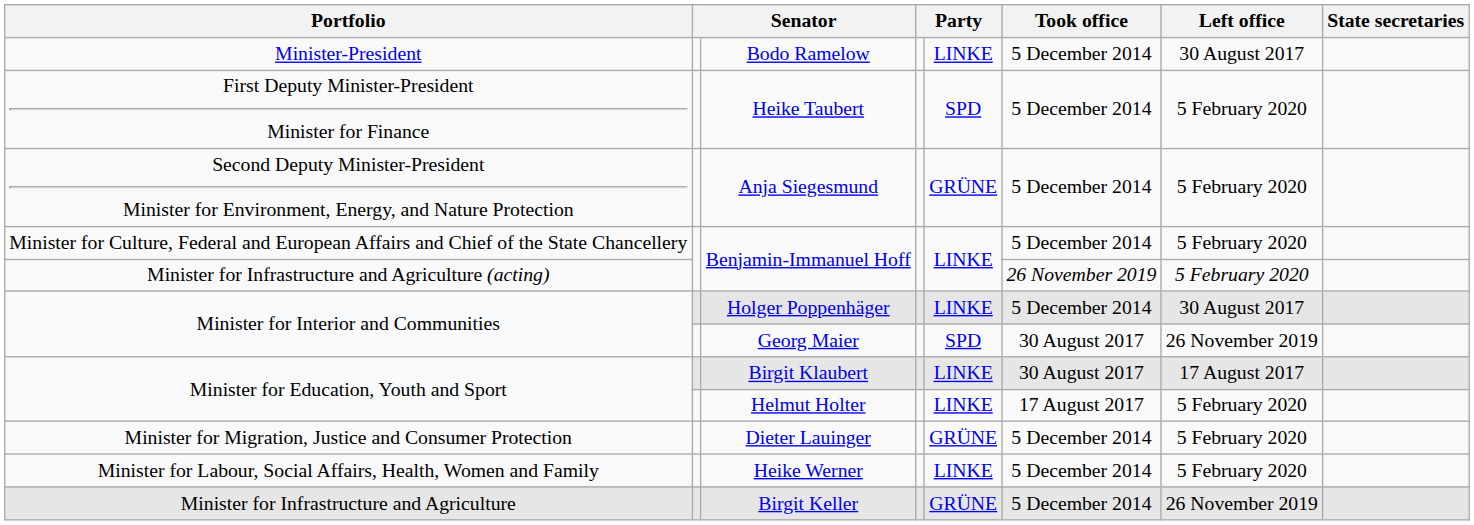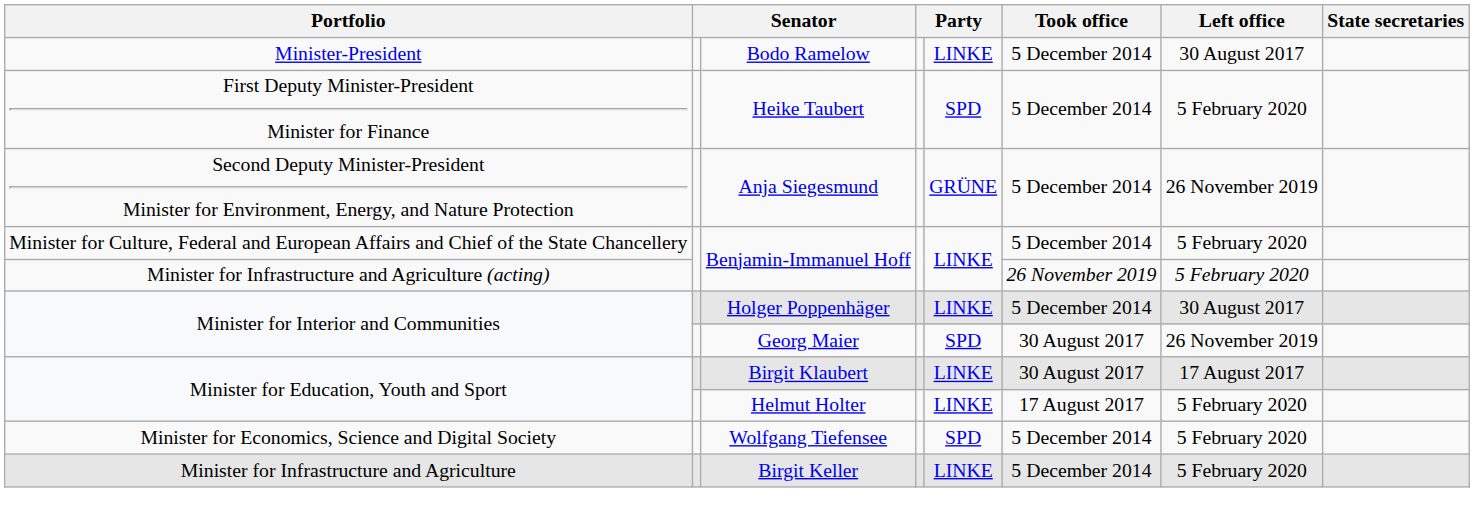(1242, 187) 5 February 2020 -> (1242, 187) 26 November 2019
- row: (348, 437)
+ row: (348, 437)
- row: (348, 470)
(963, 503) GRÜNE -> (963, 470) LINKE
(1242, 503) 26 November 2019 -> (1242, 470) 5 February 2020
